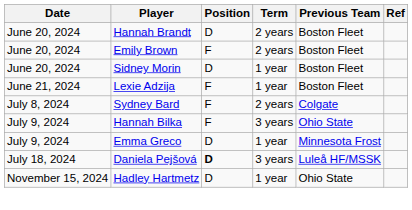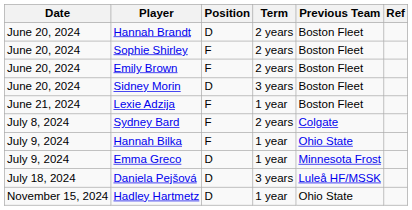+ row: (151, 50)
(271, 68) 1 year -> (274, 86) 3 years
(274, 123) 3 years -> (271, 141) 1 year
(209, 159) bold -> (209, 178) normal
